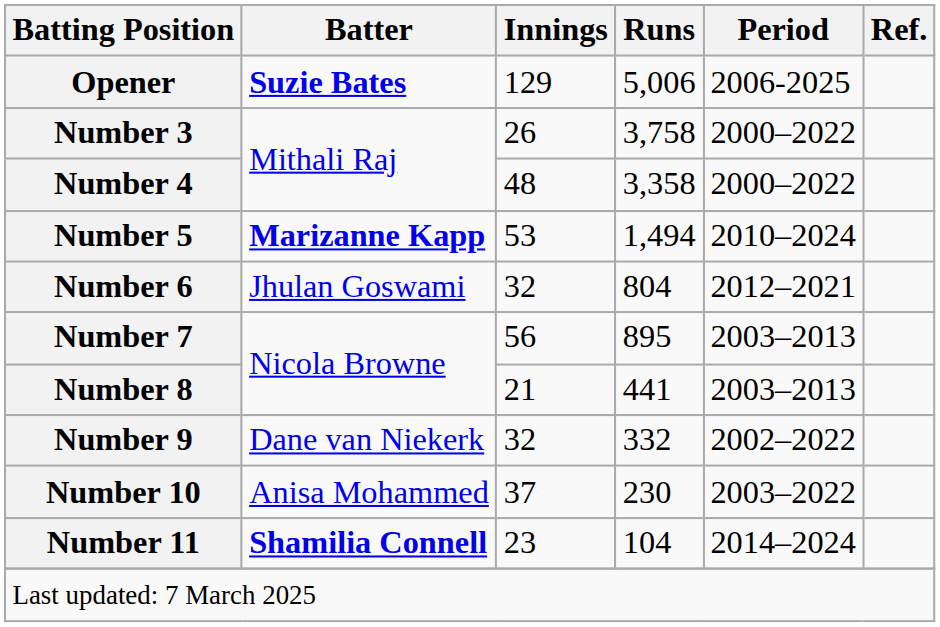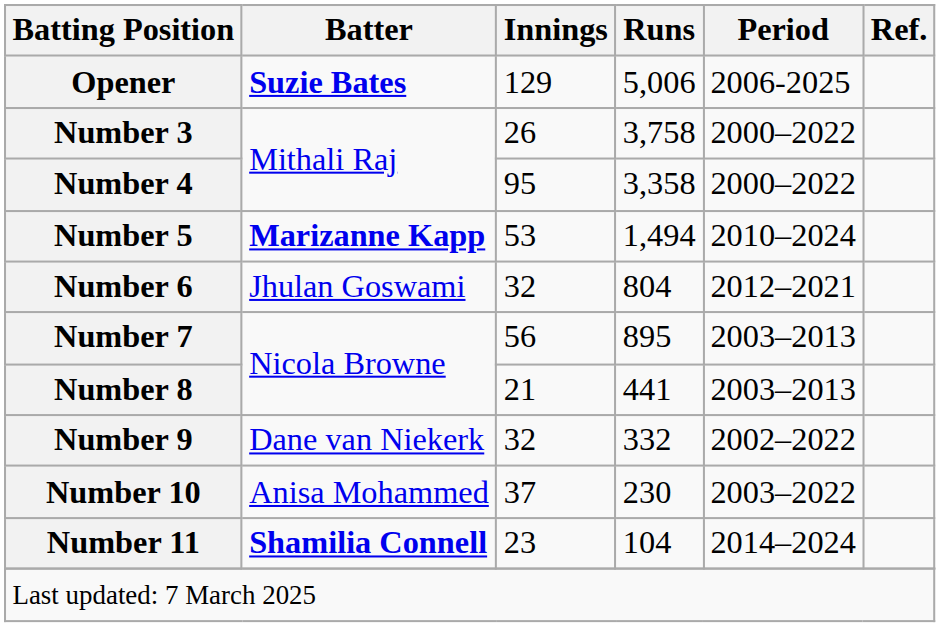(520, 183) 48 -> (520, 183) 95
